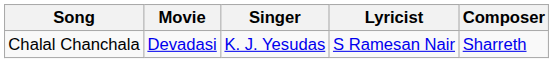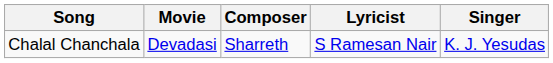columns swapped: (504, 17) <-> (275, 17)
